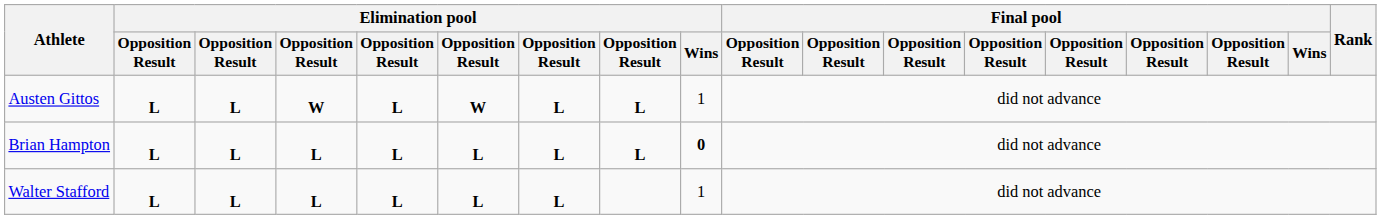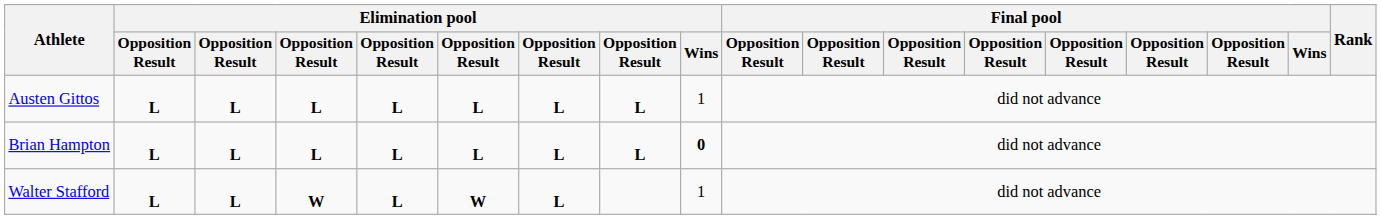(316, 108) W -> (316, 108) L
(478, 108) W -> (478, 108) L
(316, 201) L -> (316, 201) W
(478, 201) L -> (478, 201) W
